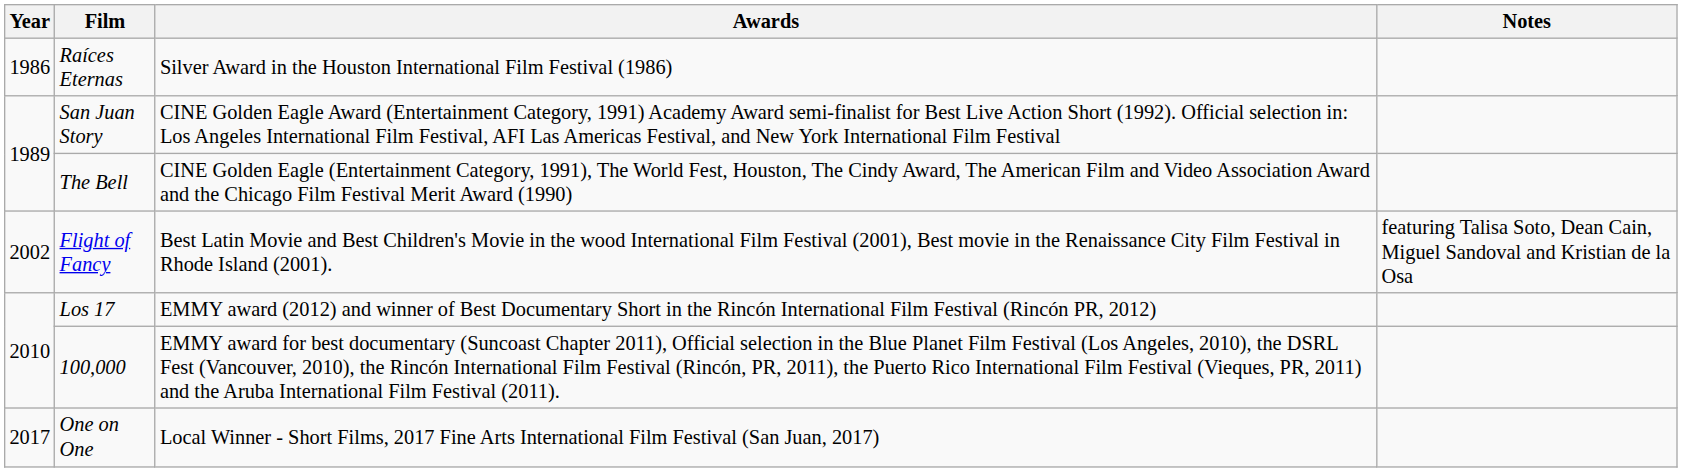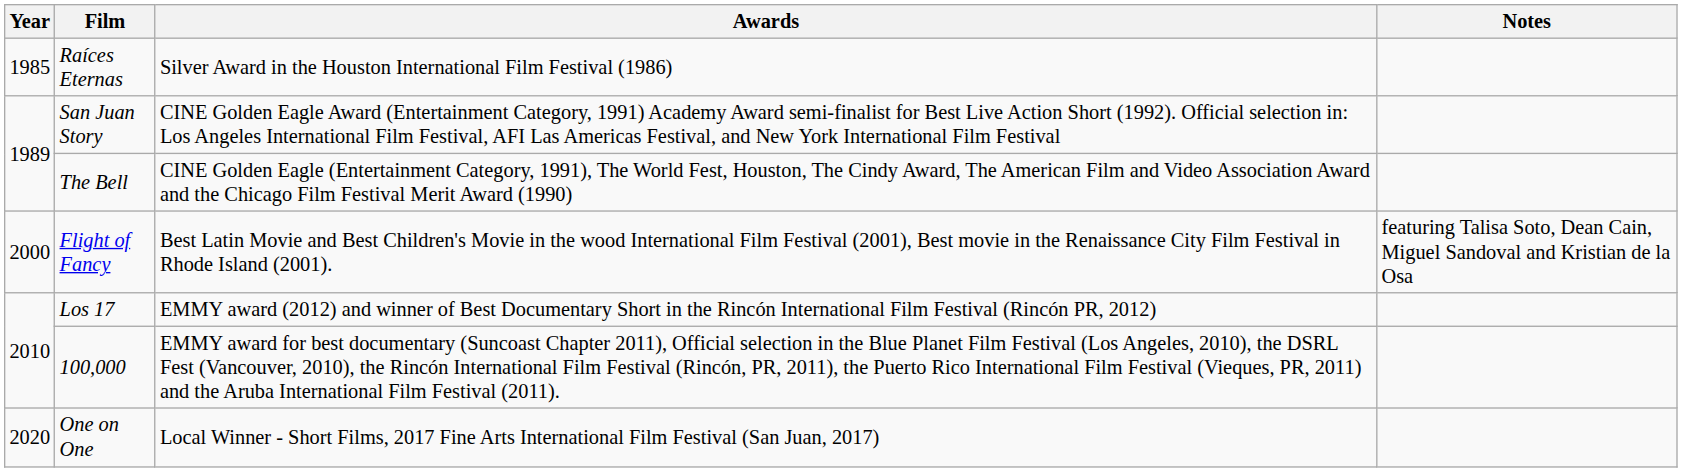(30, 67) 1986 -> (30, 67) 1985
(30, 252) 2002 -> (30, 252) 2000
(30, 437) 2017 -> (30, 437) 2020
